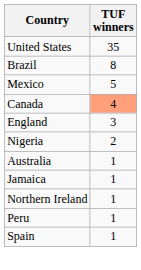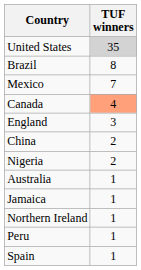(113, 46) no background -> (113, 46) lightgrey background
(113, 84) 5 -> (113, 84) 7
+ row: (21, 141)
